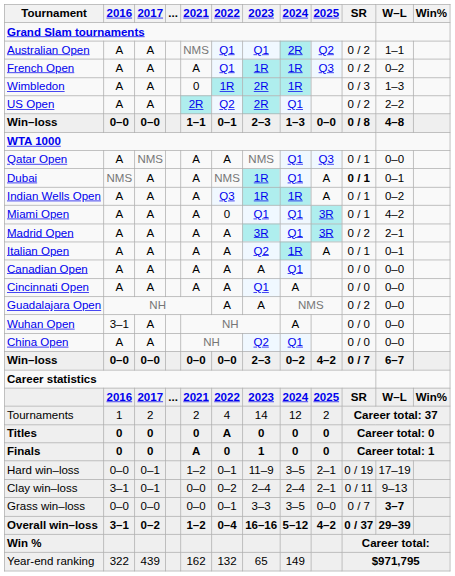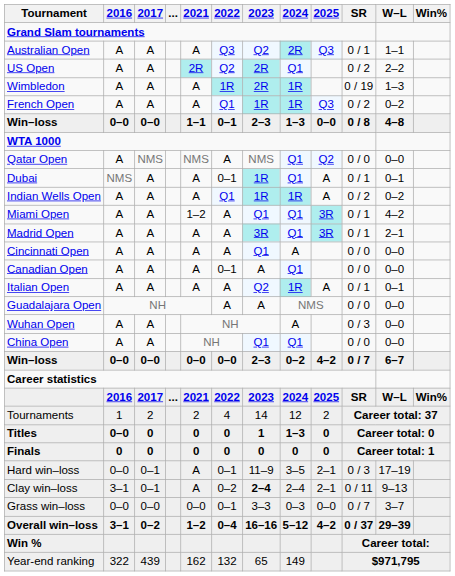(196, 50) NMS -> (196, 50) A
(227, 50) Q1 -> (227, 50) Q3
(261, 50) Q1 -> (261, 50) Q2
(326, 50) Q2 -> (326, 50) Q3
(359, 50) 0 / 2 -> (359, 50) 0 / 1
rows swapped: (41, 68) <-> (31, 104)
(196, 86) 0 -> (196, 86) A
(359, 86) 0 / 3 -> (359, 86) 0 / 19
(196, 159) A -> (196, 159) NMS
(326, 159) Q3 -> (326, 159) Q2
(359, 159) 0 / 1 -> (359, 159) 0 / 0
(227, 178) NMS -> (227, 178) 0–1
(359, 178) bold -> (359, 178) normal
(227, 196) Q3 -> (227, 196) Q1
(359, 196) 0 / 1 -> (359, 196) 0 / 2
(196, 214) A -> (196, 214) 1–2
(227, 214) 0 -> (227, 214) A
(359, 232) 0 / 2 -> (359, 232) 0 / 1
rows swapped: (38, 251) <-> (48, 287)
(227, 269) A -> (227, 269) 0–1
(359, 305) 0 / 2 -> (359, 305) 0 / 0
(119, 324) 3–1 -> (119, 324) A
(359, 324) 0 / 0 -> (359, 324) 0 / 3
(261, 342) Q2 -> (261, 342) Q1
(119, 433) 0 -> (119, 433) 0–0
(227, 433) A -> (227, 433) 0
(261, 433) 0 -> (261, 433) 1
(295, 433) 0 -> (295, 433) 1–3
(196, 452) A -> (196, 452) 0
(261, 452) 1 -> (261, 452) 0
(196, 470) 1–2 -> (196, 470) A
(359, 470) 0 / 19 -> (359, 470) 0 / 3
(196, 488) 0–0 -> (196, 488) A
(261, 488) normal -> (261, 488) bold
(295, 506) 3–5 -> (295, 506) 0–3
(395, 506) bold -> (395, 506) normal
